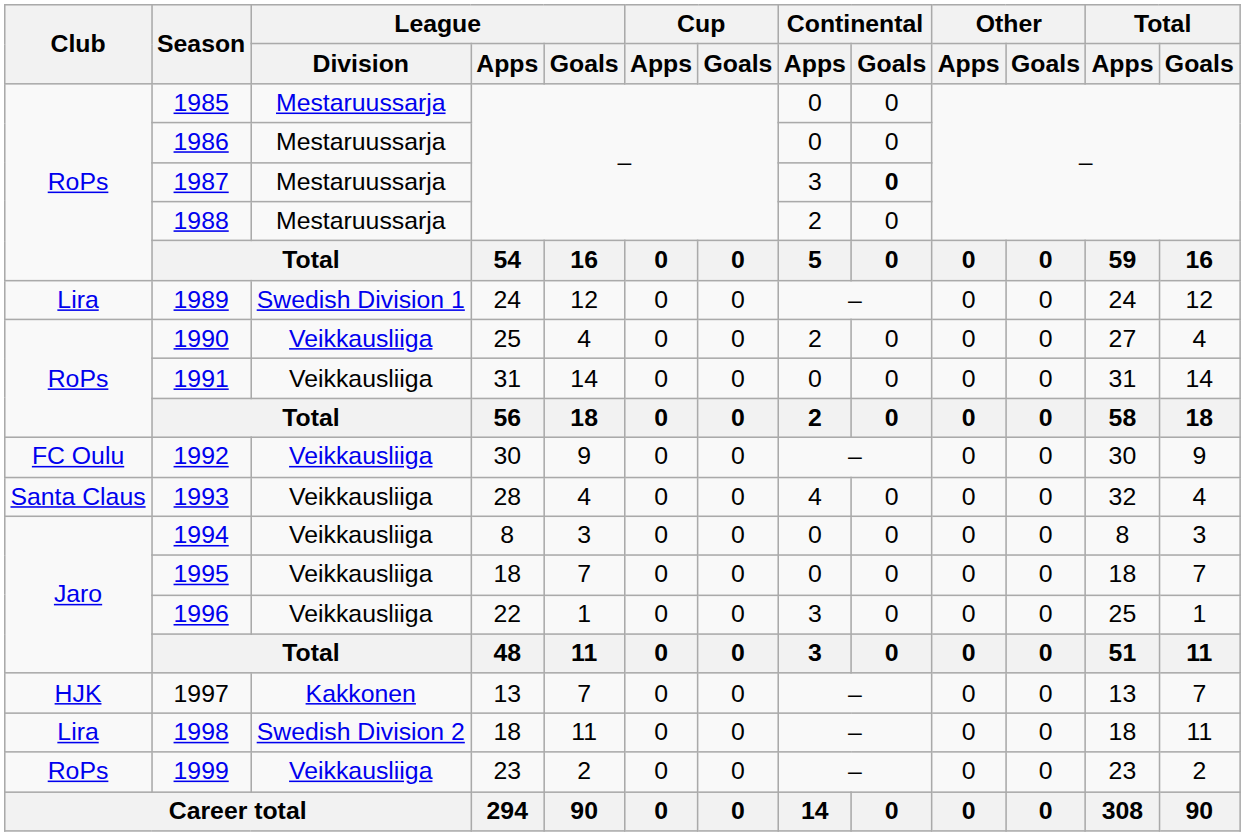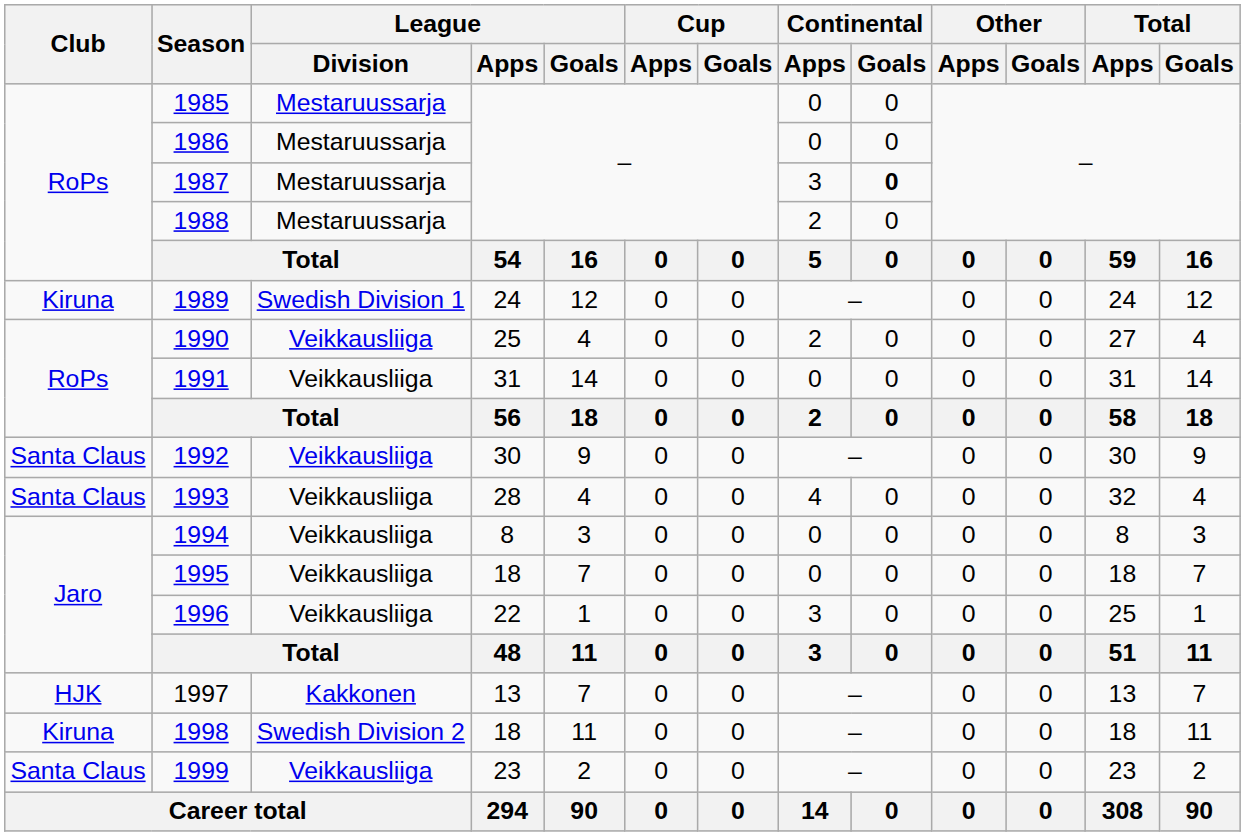(78, 299) Lira -> (78, 299) Kiruna
(78, 456) FC Oulu -> (78, 456) Santa Claus
(78, 732) Lira -> (78, 732) Kiruna
(78, 771) RoPs -> (78, 771) Santa Claus
